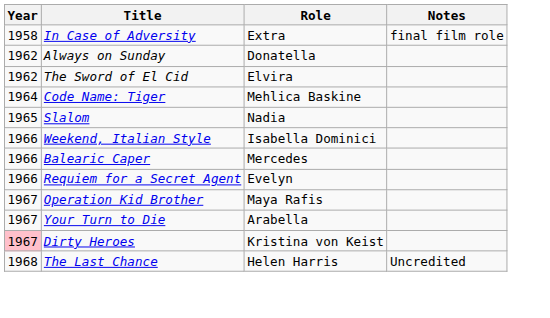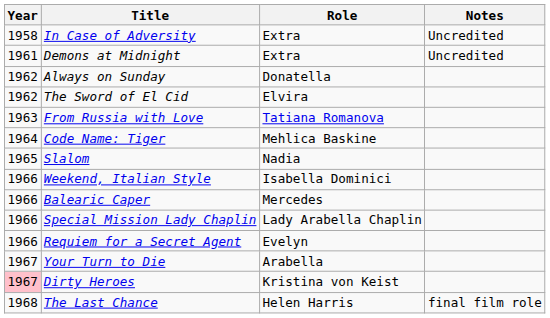(447, 35) final film role -> (466, 35) Uncredited
+ row: (112, 56)
+ row: (124, 118)
+ row: (150, 220)
- row: (124, 200)
(428, 261) Uncredited -> (485, 302) final film role
